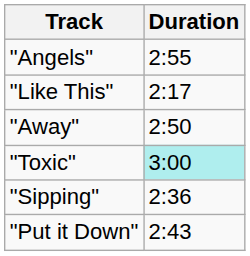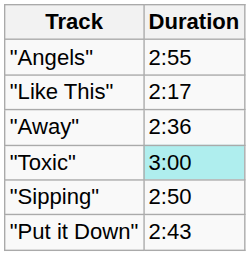(170, 127) 2:50 -> (170, 127) 2:36
(170, 197) 2:36 -> (170, 197) 2:50
